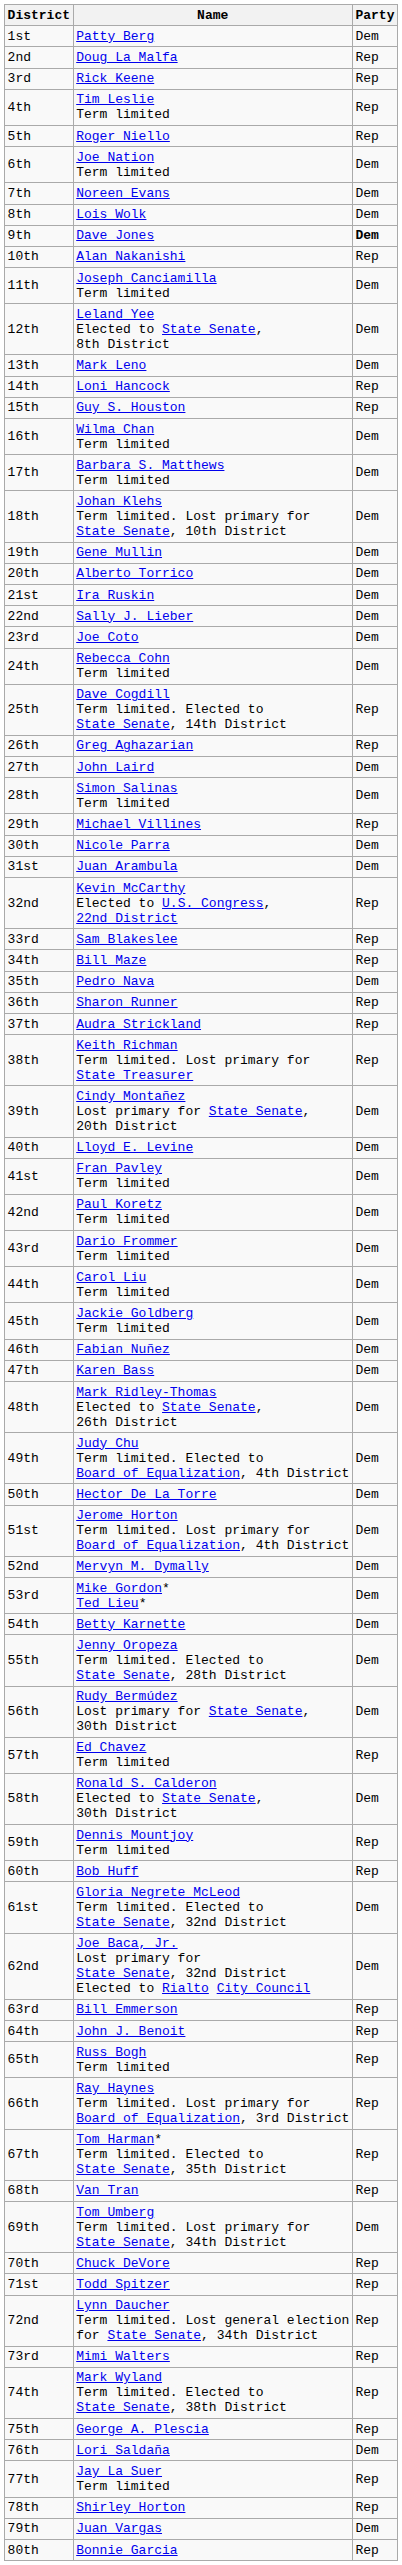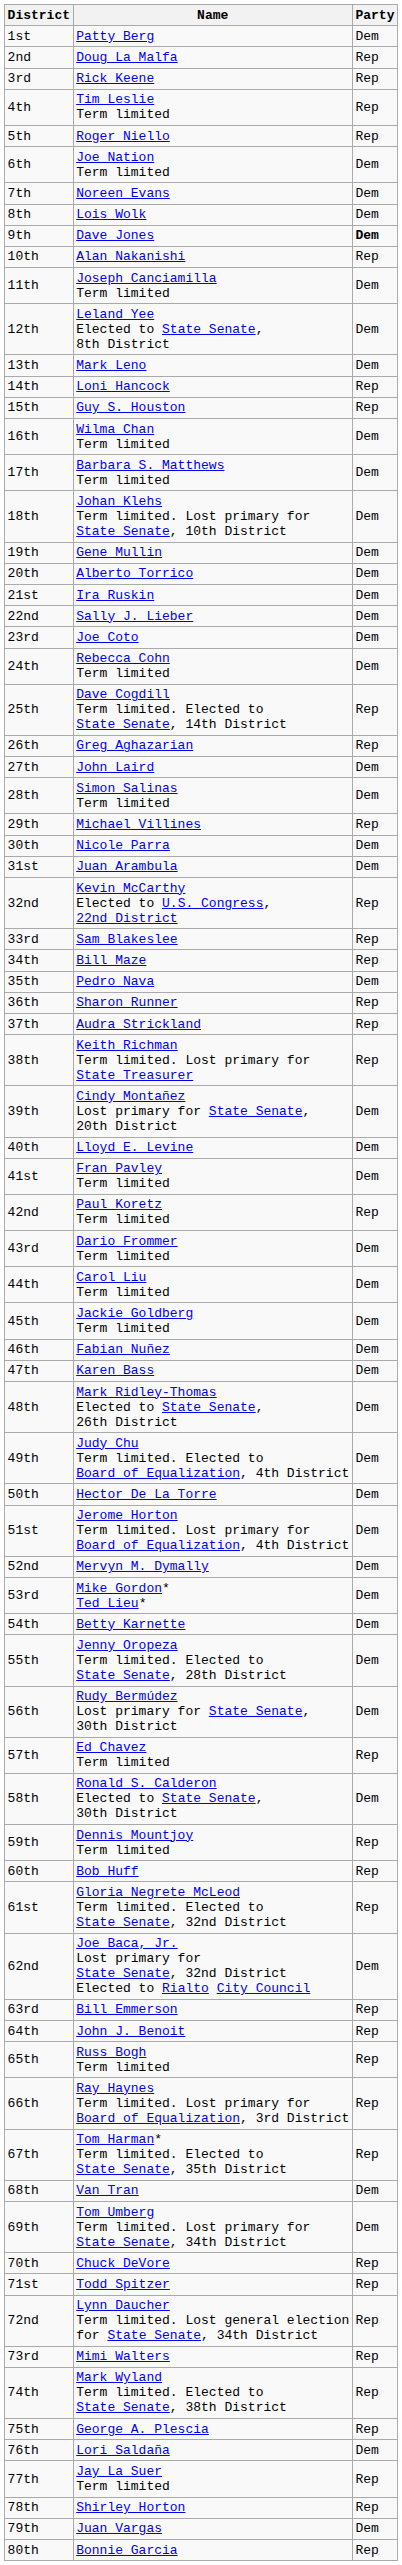(367, 1212) Dem -> (367, 1212) Rep
(367, 1908) Dem -> (367, 1908) Rep
(367, 2191) Rep -> (367, 2191) Dem
